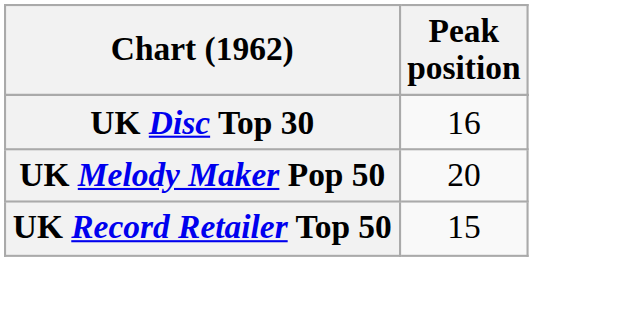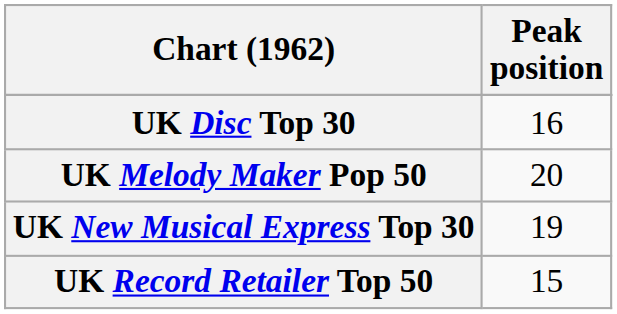+ row: (244, 227)
